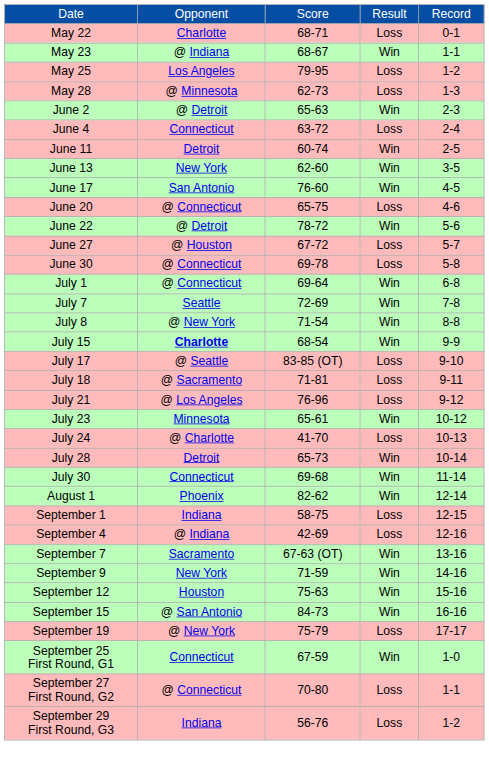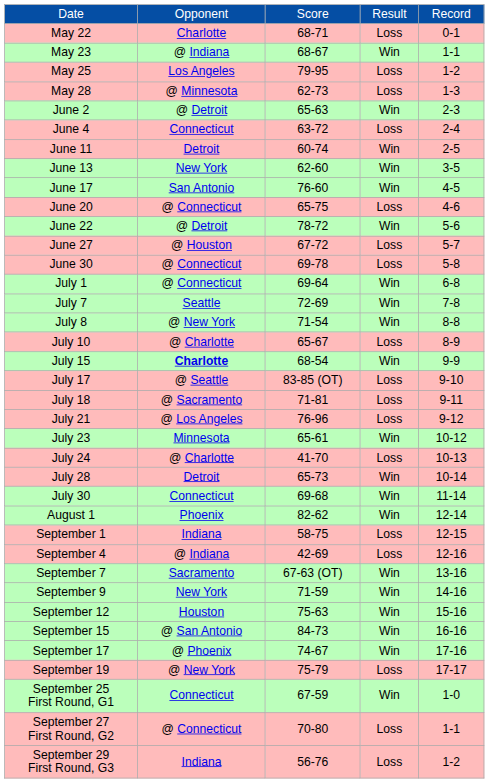+ row: (71, 341)
+ row: (71, 650)
